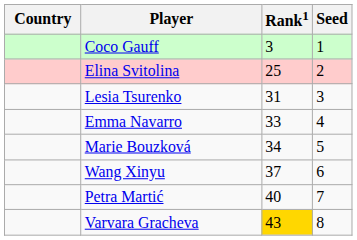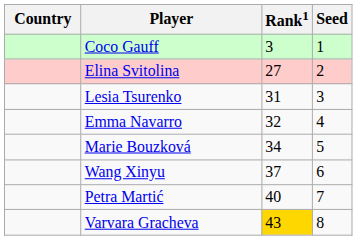(273, 71) 25 -> (273, 71) 27
(273, 121) 33 -> (273, 121) 32
